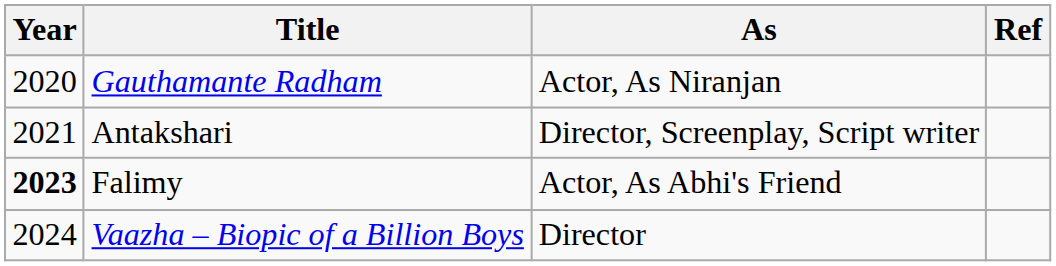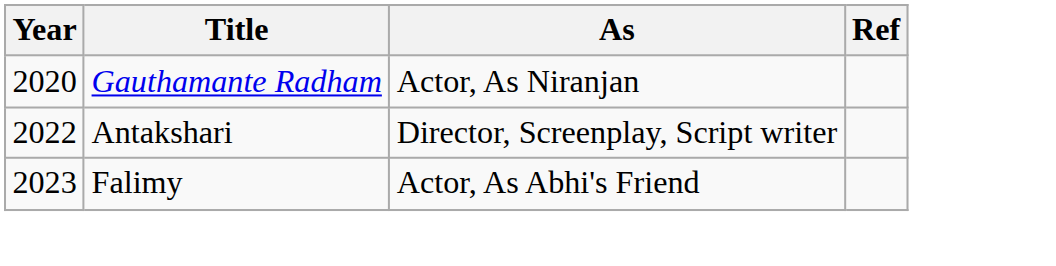(45, 132) 2021 -> (45, 132) 2022
(45, 183) bold -> (45, 183) normal
- row: (308, 234)
